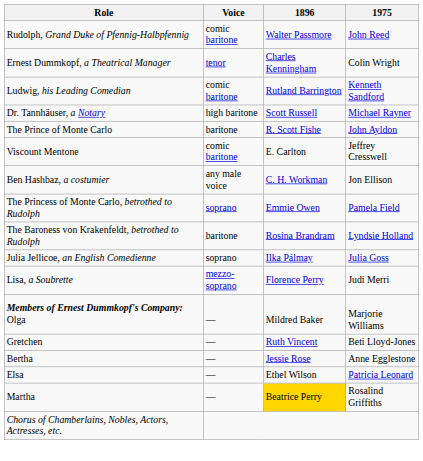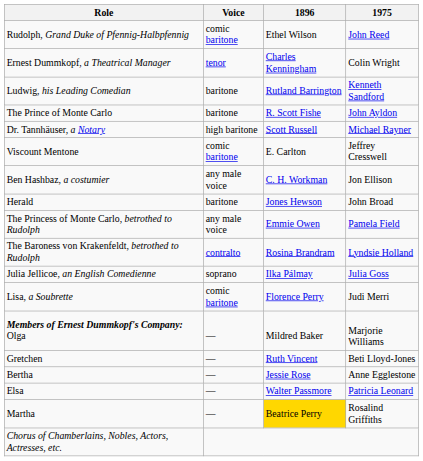(299, 35) Walter Passmore -> (291, 35) Ethel Wilson
(222, 91) comic baritone -> (222, 91) baritone
rows swapped: (56, 113) <-> (59, 129)
+ row: (20, 202)
(221, 208) soprano -> (223, 224) any male voice
(222, 236) baritone -> (223, 252) contralto
(221, 280) mezzo-soprano -> (222, 297) comic baritone
(291, 375) Ethel Wilson -> (299, 391) Walter Passmore
